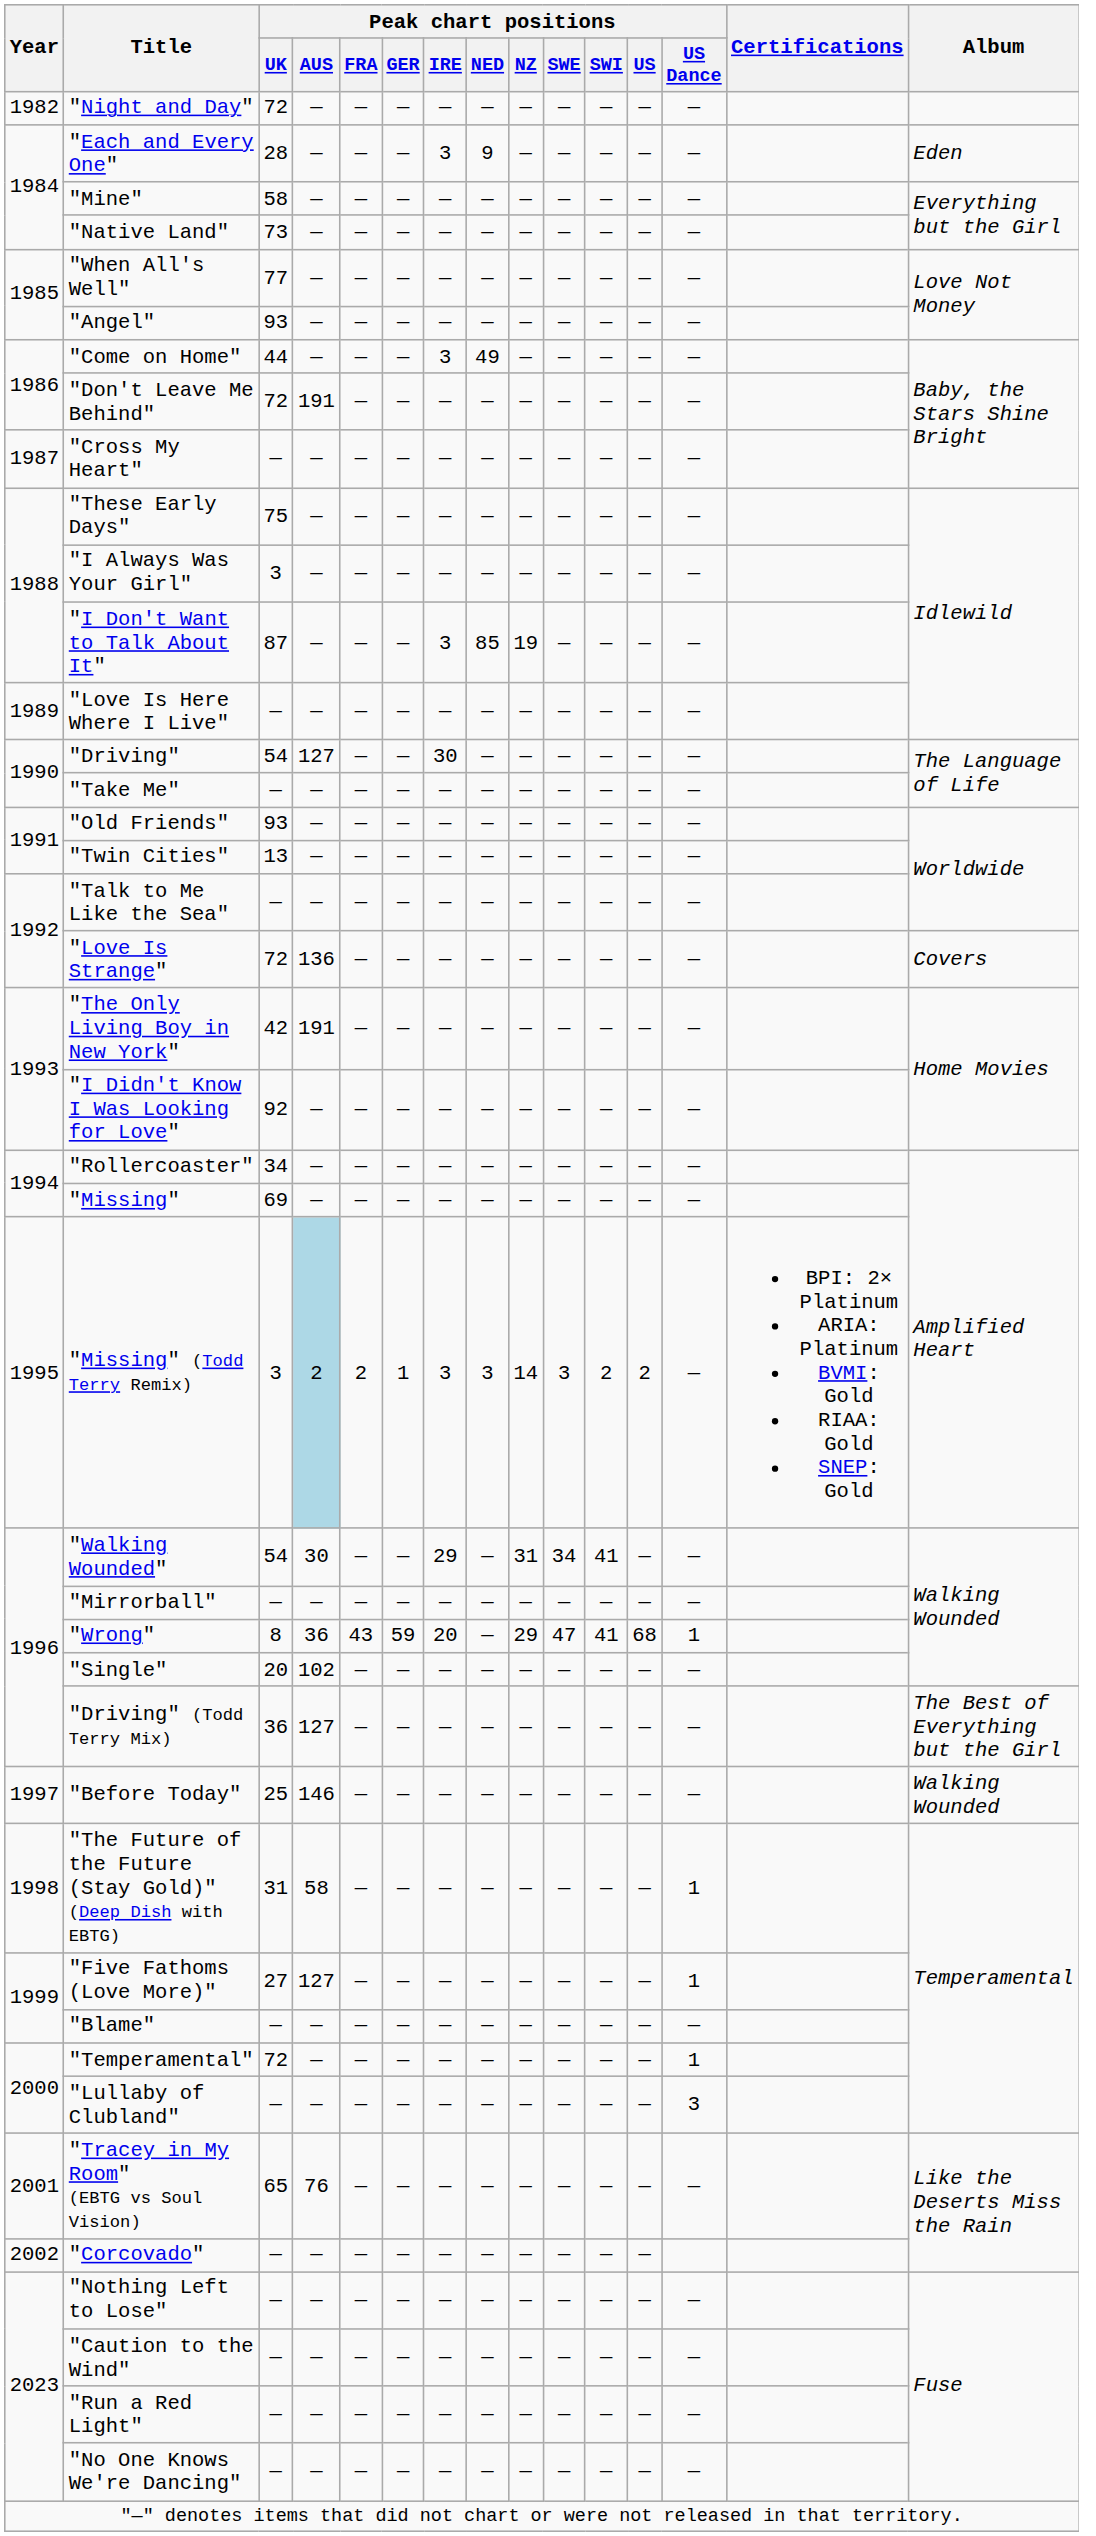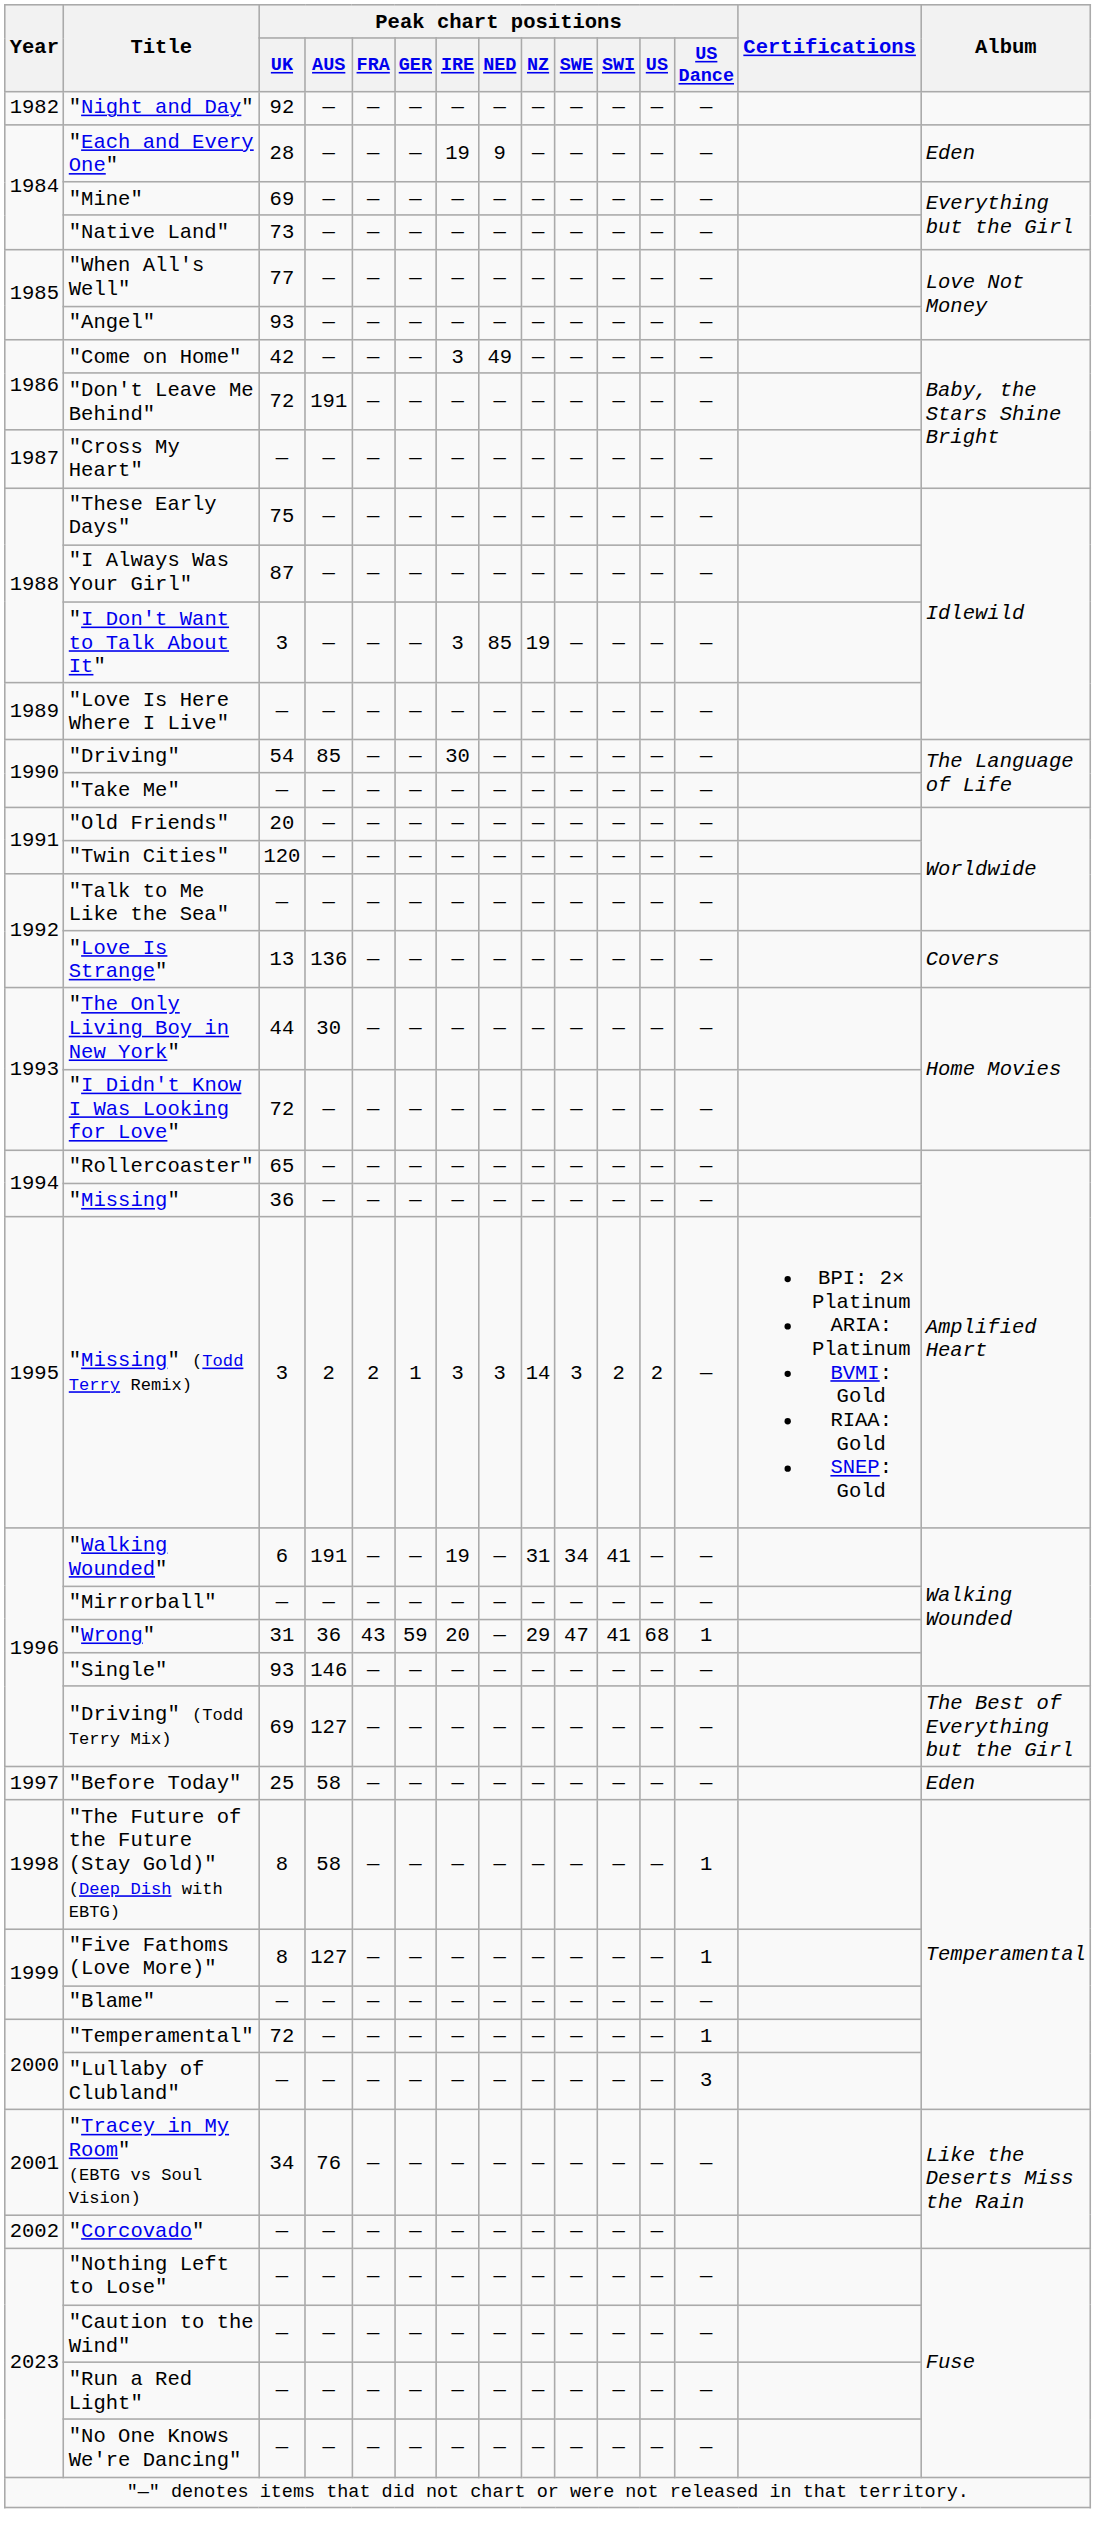(276, 108) 72 -> (282, 108) 92
(445, 154) 3 -> (458, 154) 19
(276, 199) 58 -> (282, 199) 69
(276, 356) 44 -> (282, 356) 42
(276, 573) 3 -> (282, 573) 87
(276, 642) 87 -> (282, 642) 3
(316, 757) 127 -> (329, 757) 85
(276, 824) 93 -> (282, 824) 20
(276, 857) 13 -> (282, 857) 120
(276, 960) 72 -> (282, 960) 13
(276, 1029) 42 -> (282, 1029) 44
(316, 1029) 191 -> (329, 1029) 30
(276, 1110) 92 -> (282, 1110) 72
(276, 1167) 34 -> (282, 1167) 65
(276, 1200) 69 -> (282, 1200) 36
(316, 1373) lightblue background -> (329, 1373) no background
(276, 1557) 54 -> (282, 1557) 6
(316, 1557) 30 -> (329, 1557) 191
(445, 1557) 29 -> (458, 1557) 19
(276, 1636) 8 -> (282, 1636) 31
(276, 1669) 20 -> (282, 1669) 93
(316, 1669) 102 -> (329, 1669) 146
(276, 1726) 36 -> (282, 1726) 69
(316, 1796) 146 -> (329, 1784) 58
(957, 1796) Walking Wounded -> (950, 1784) Eden
(276, 1888) 31 -> (282, 1865) 8
(276, 1981) 27 -> (282, 1957) 8
(276, 2186) 65 -> (282, 2162) 34
